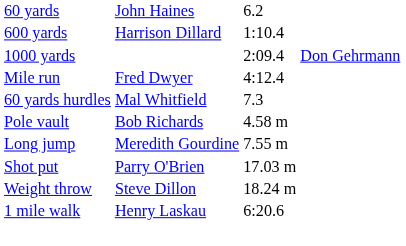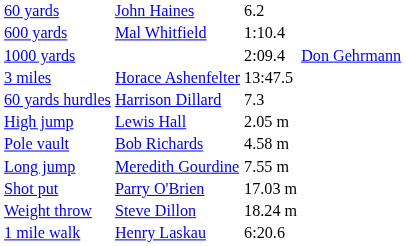(168, 33) Harrison Dillard -> (161, 33) Mal Whitfield
- row: (32, 77)
+ row: (28, 77)
(161, 99) Mal Whitfield -> (168, 99) Harrison Dillard
+ row: (39, 122)
